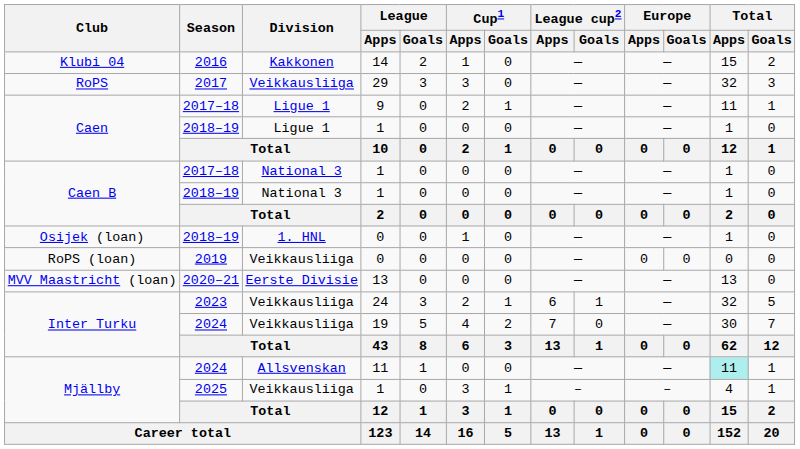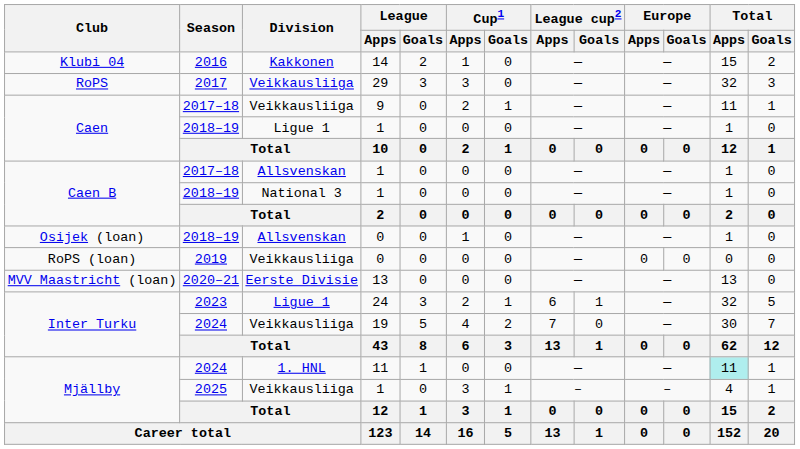(302, 106) Ligue 1 -> (302, 106) Veikkausliiga
(302, 172) National 3 -> (302, 172) Allsvenskan
(302, 237) 1. HNL -> (302, 237) Allsvenskan
(302, 303) Veikkausliiga -> (302, 303) Ligue 1
(302, 368) Allsvenskan -> (302, 368) 1. HNL
